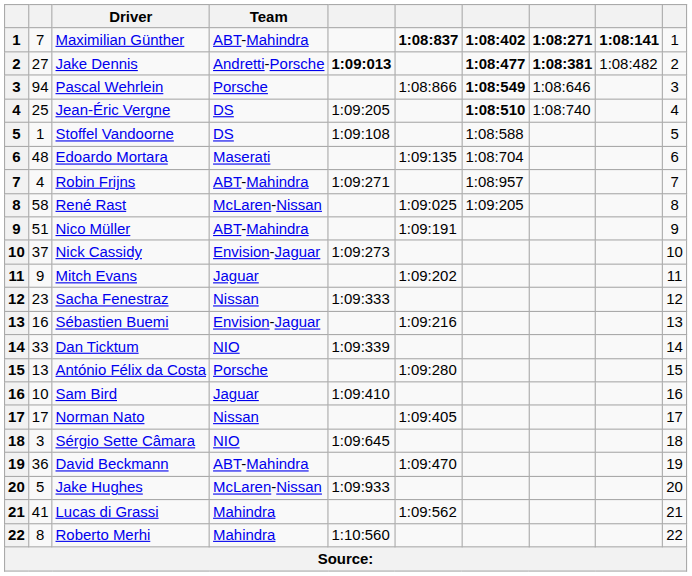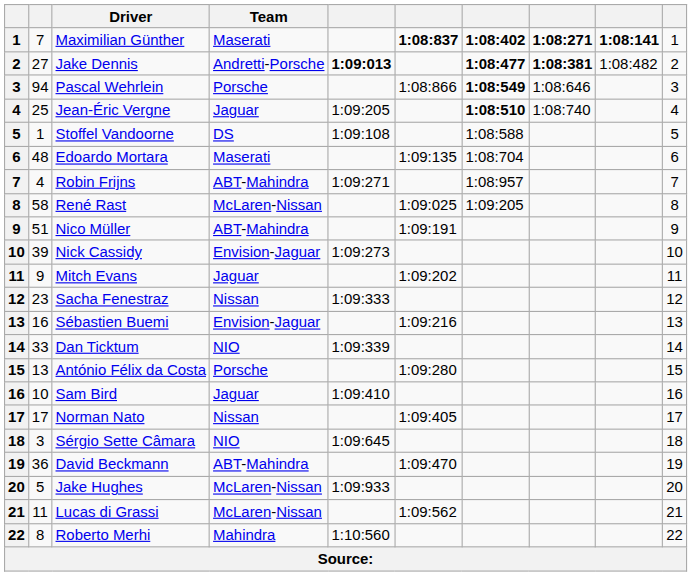(261, 40) ABT-Mahindra -> (242, 40) Maserati
(223, 110) DS -> (236, 110) Jaguar
(40, 252) 37 -> (40, 252) 39
(40, 511) 41 -> (40, 511) 11
(244, 511) Mahindra -> (268, 511) McLaren-Nissan
